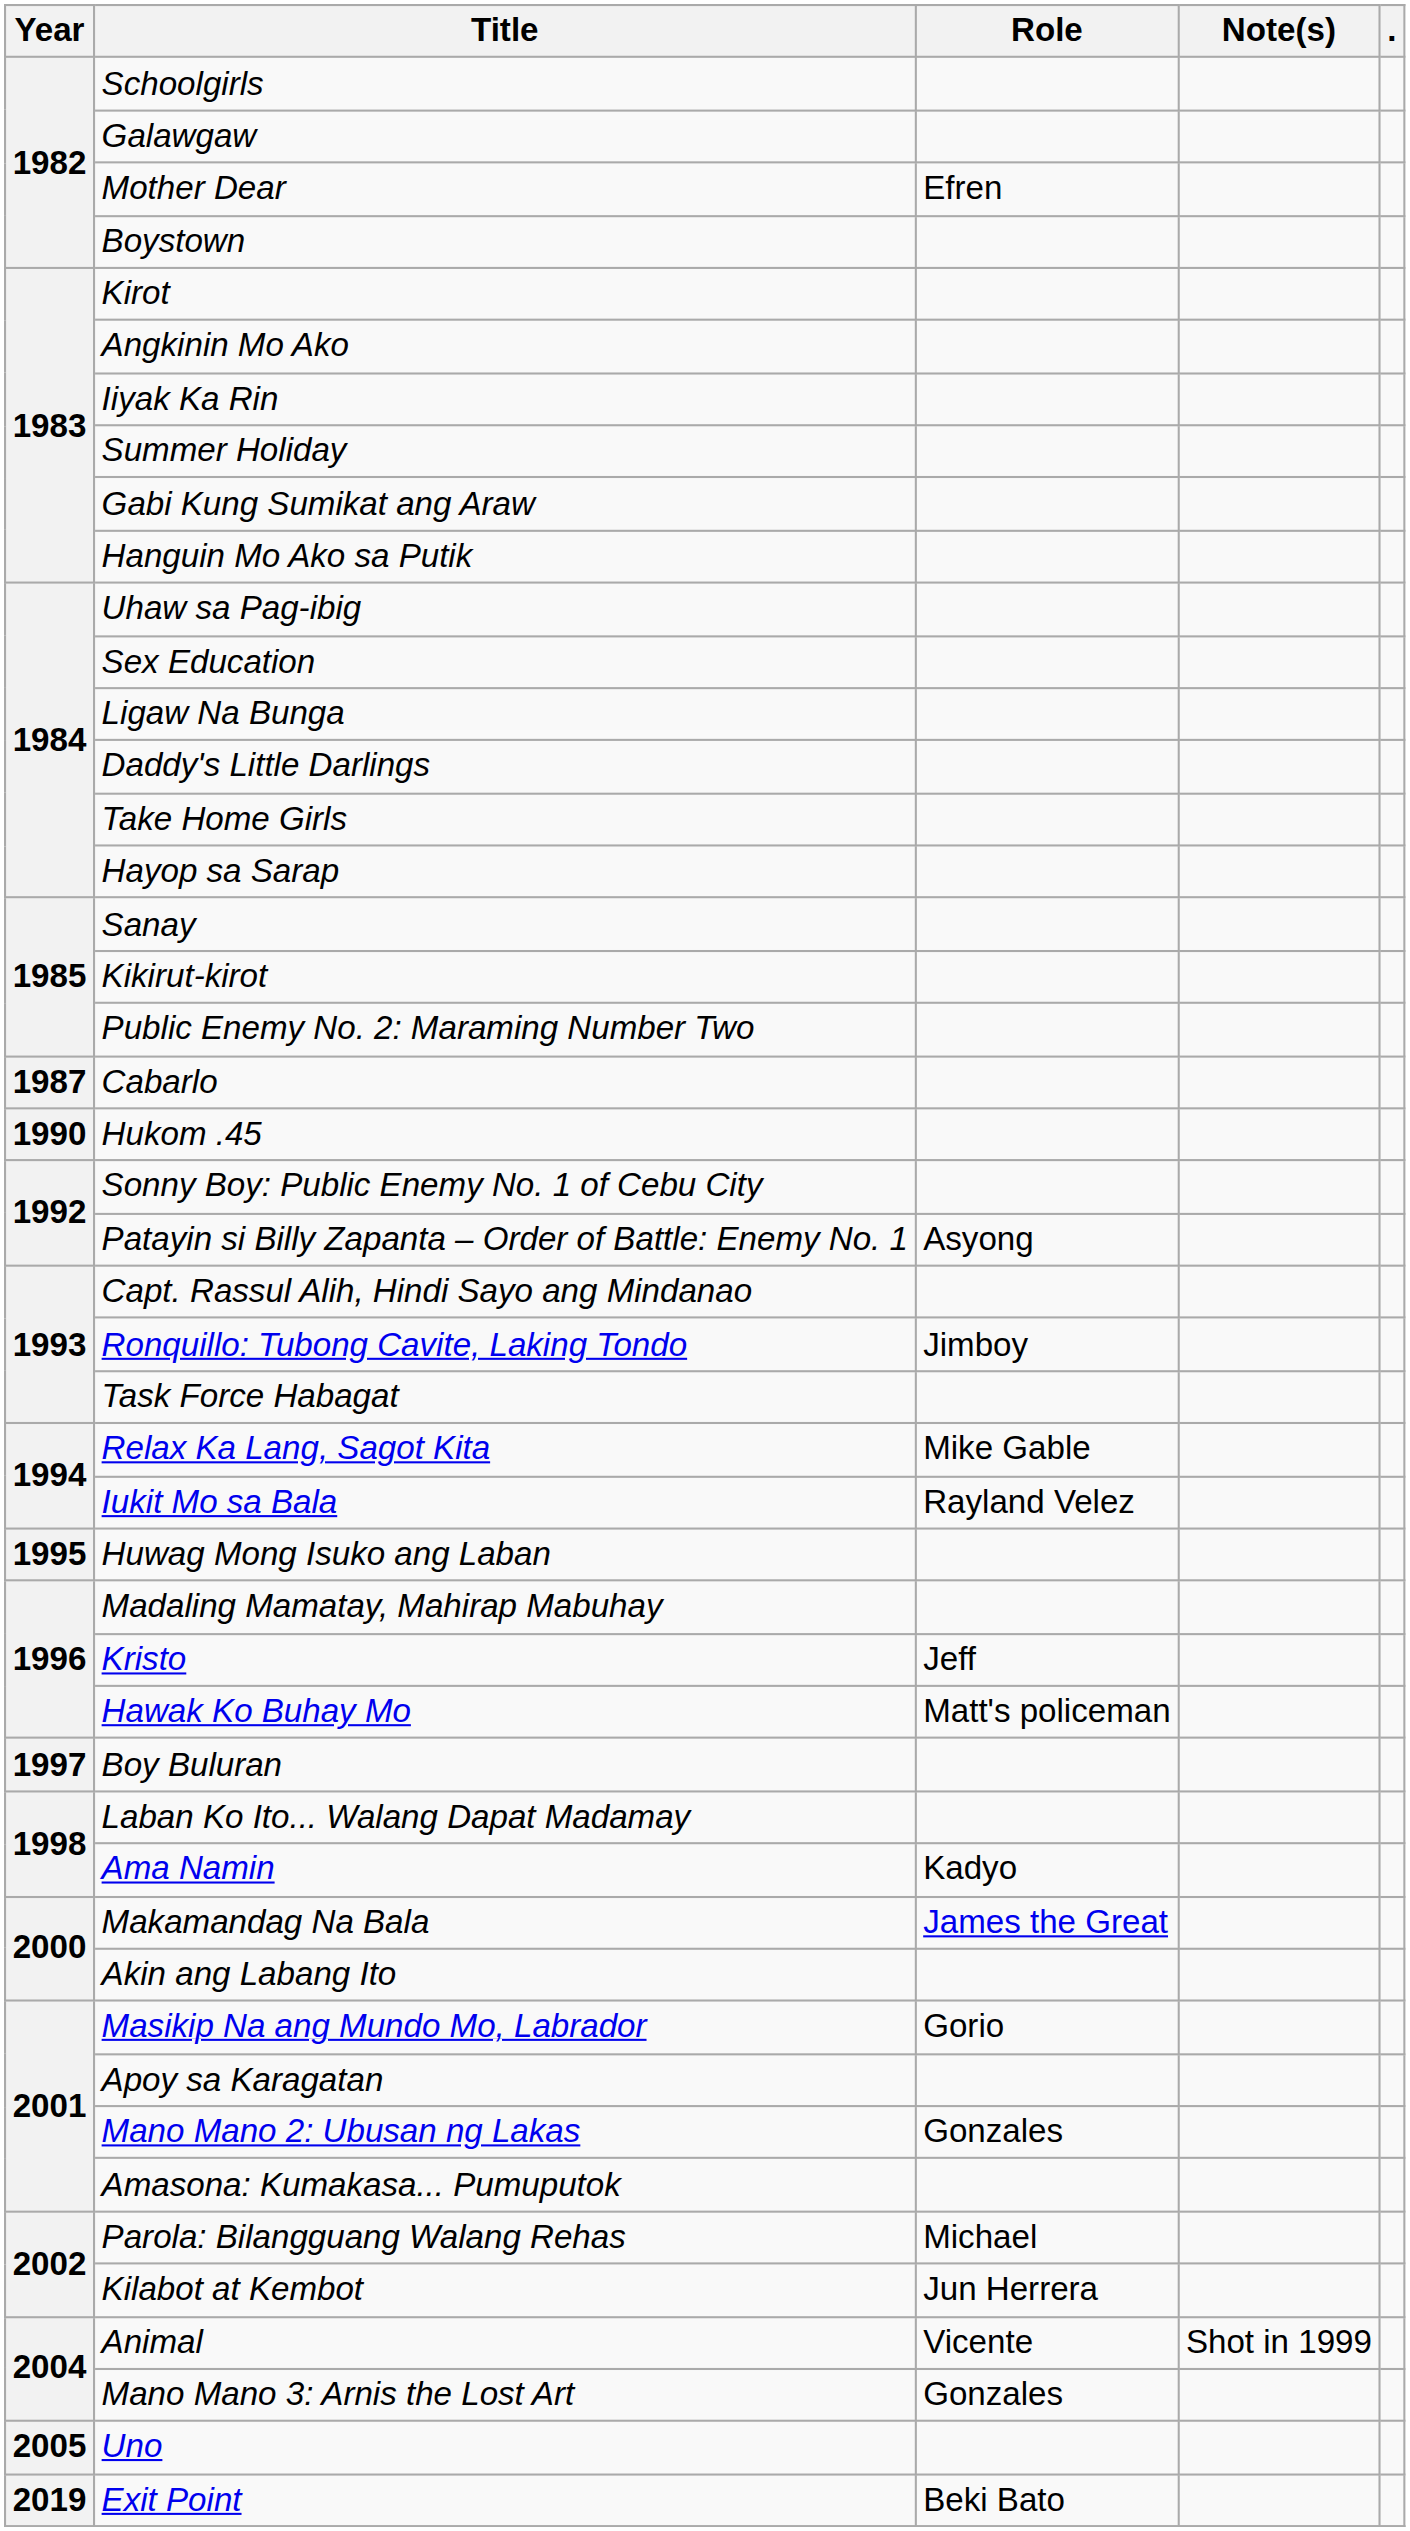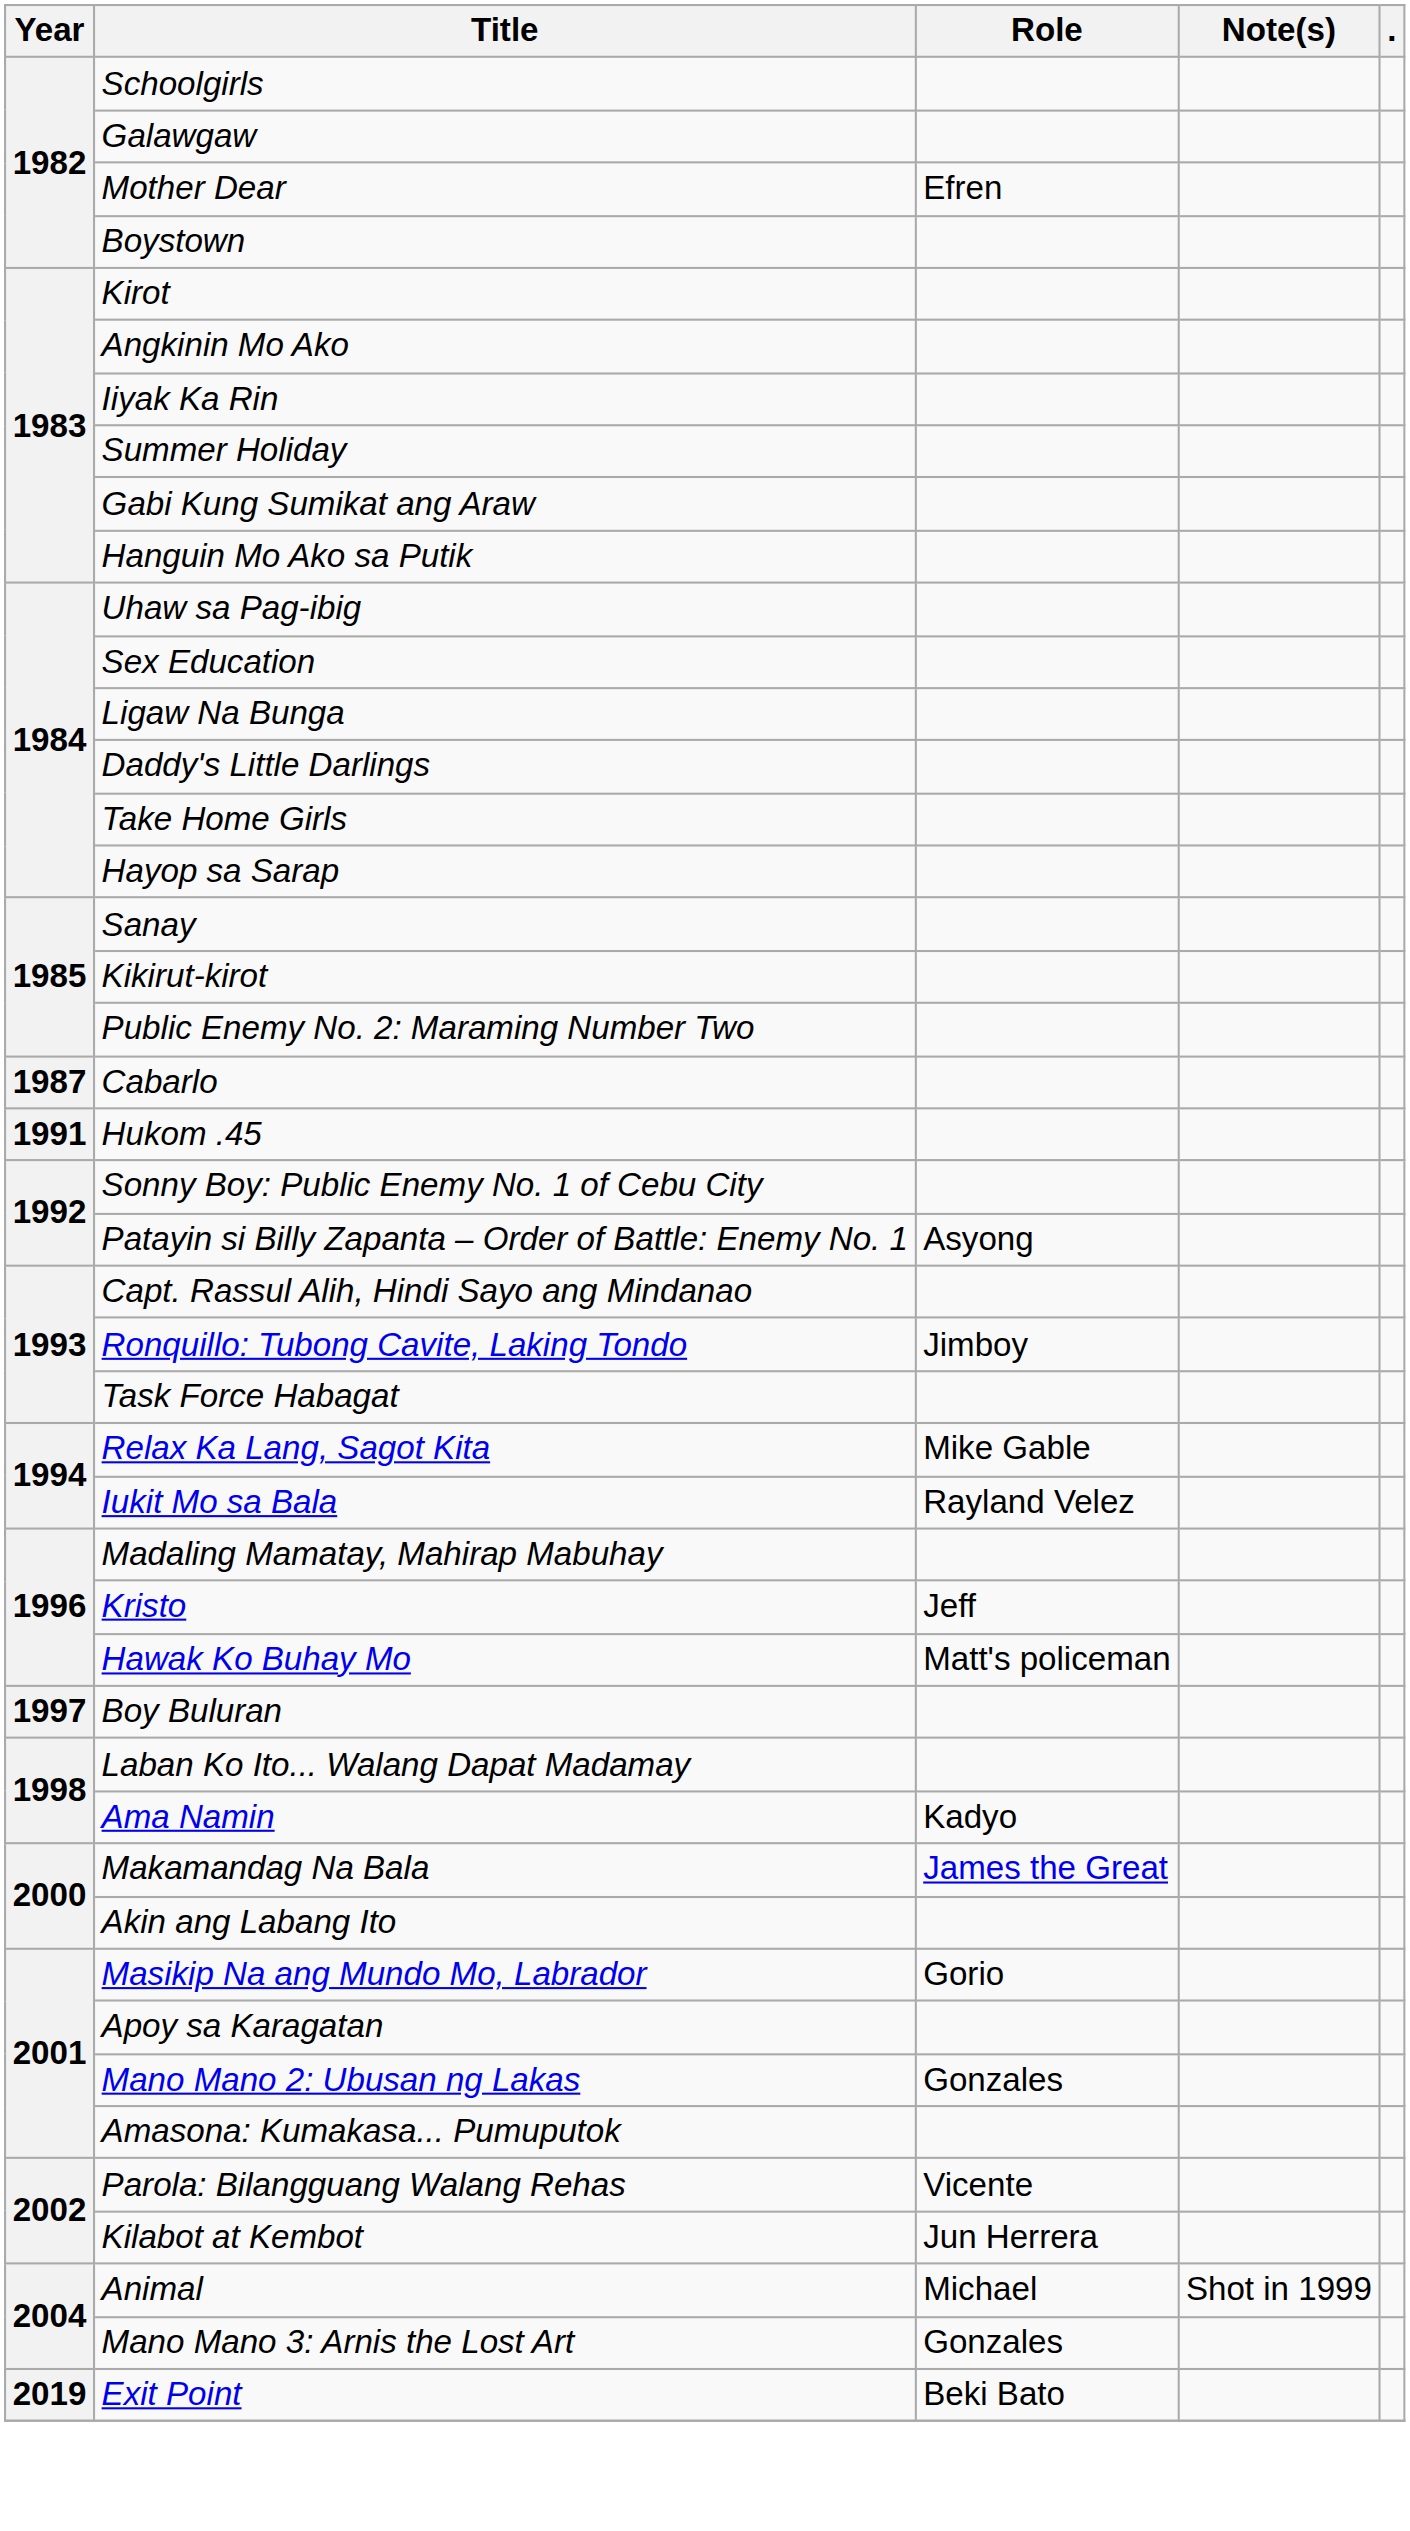(50, 1133) 1990 -> (50, 1133) 1991
- row: (326, 1554)
(980, 2236) Michael -> (978, 2184) Vicente
(978, 2341) Vicente -> (980, 2289) Michael
- row: (132, 2446)
